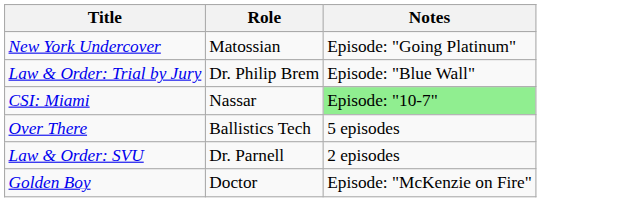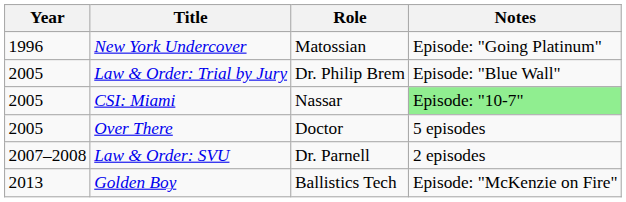+ column: (47, 18)
(260, 127) Ballistics Tech -> (319, 127) Doctor
(233, 182) Doctor -> (346, 182) Ballistics Tech
